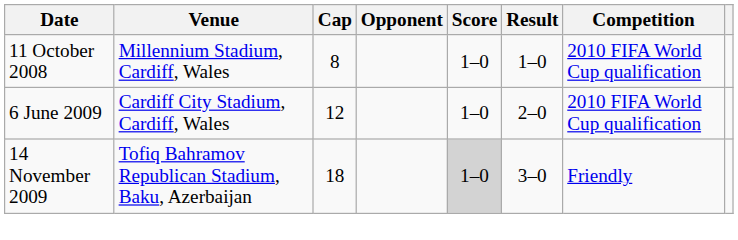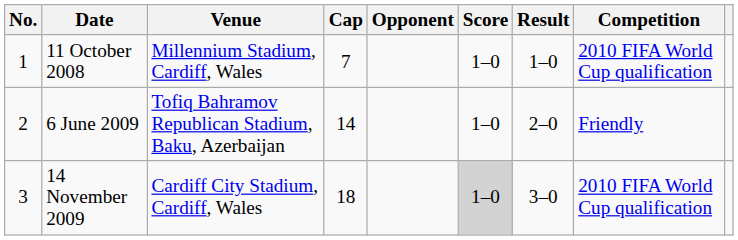+ column: (23, 19)
(335, 60) 8 -> (346, 60) 7
(202, 113) Cardiff City Stadium, Cardiff, Wales -> (232, 123) Tofiq Bahramov Republican Stadium, Baku, Azerbaijan
(335, 113) 12 -> (346, 123) 14
(634, 113) 2010 FIFA World Cup qualification -> (611, 123) Friendly
(199, 175) Tofiq Bahramov Republican Stadium, Baku, Azerbaijan -> (235, 197) Cardiff City Stadium, Cardiff, Wales
(600, 175) Friendly -> (645, 197) 2010 FIFA World Cup qualification
